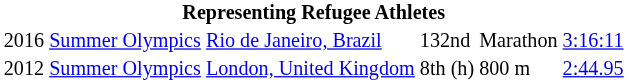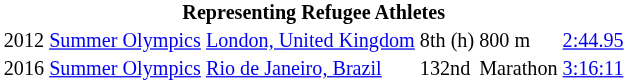rows swapped: (310, 68) <-> (294, 40)
